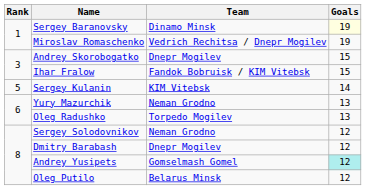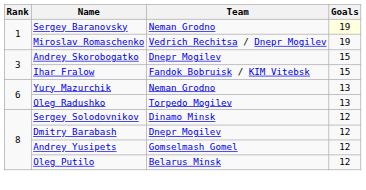(182, 27) Dinamo Minsk -> (182, 27) Neman Grodno
- row: (72, 87)
(182, 132) Neman Grodno -> (182, 117) Dinamo Minsk
(345, 162) paleturquoise background -> (345, 147) no background
